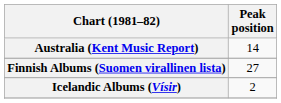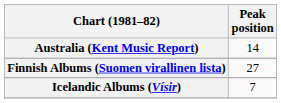(253, 87) 2 -> (253, 87) 7
